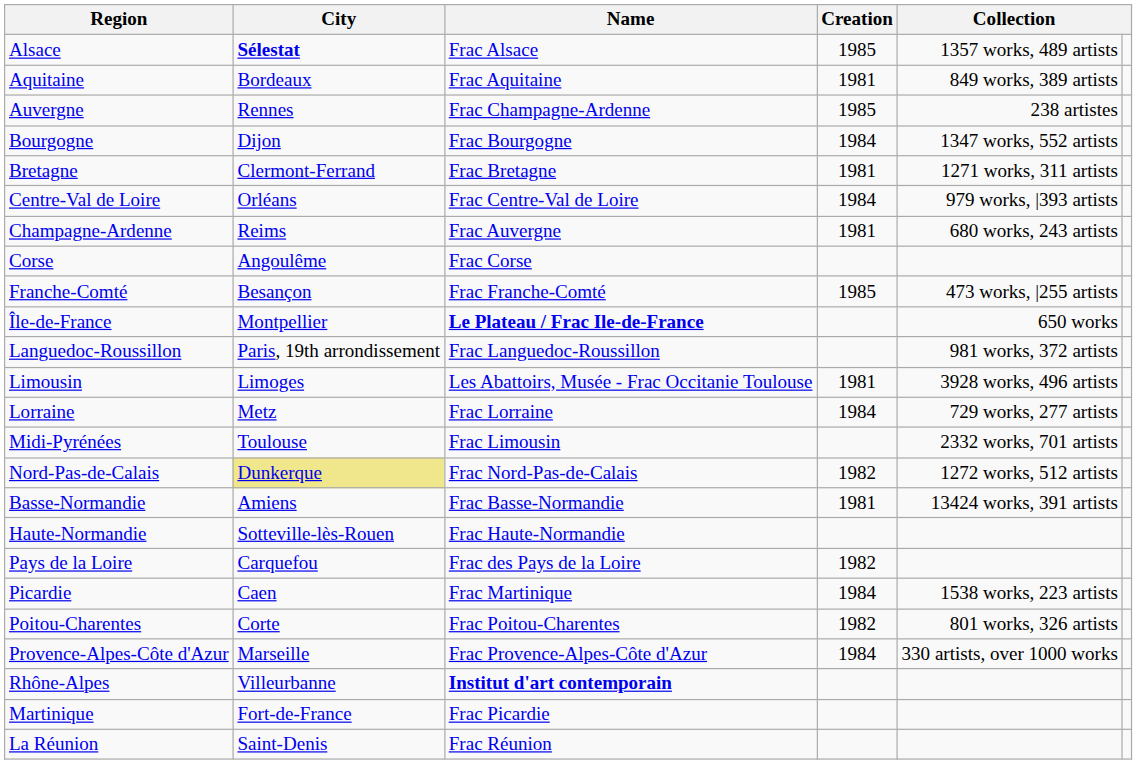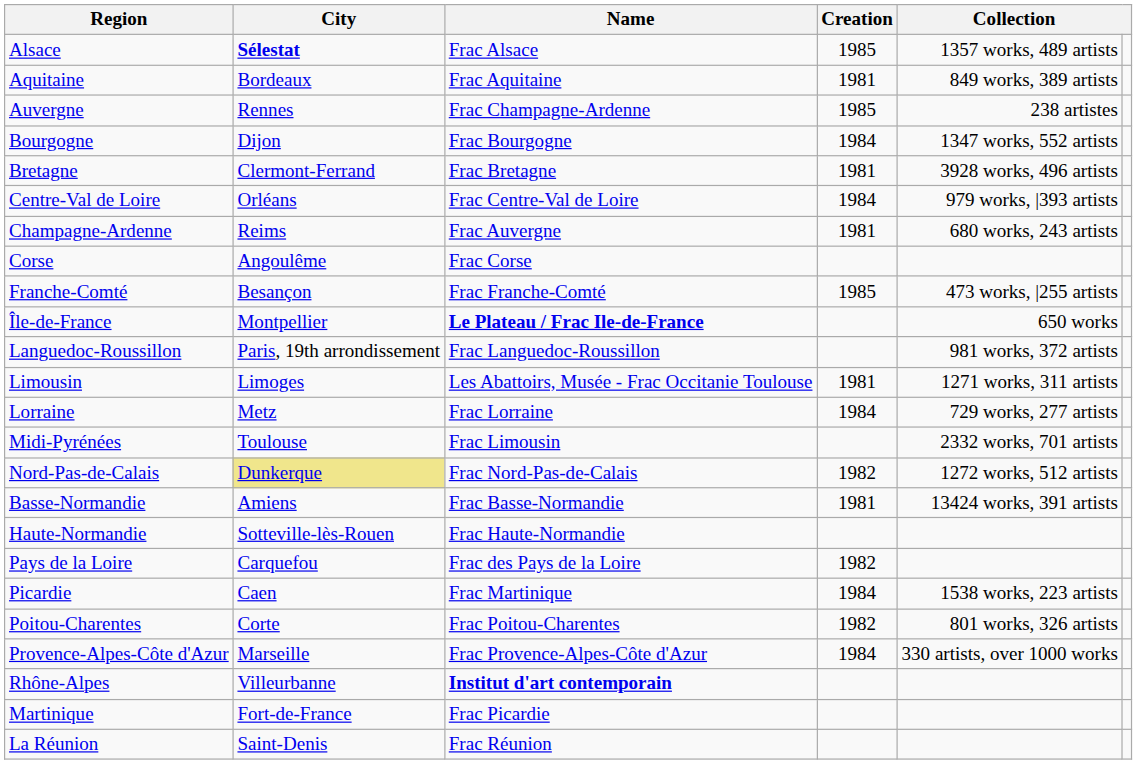(1029, 170) 1271 works, 311 artists -> (1029, 170) 3928 works, 496 artists
(1029, 381) 3928 works, 496 artists -> (1029, 381) 1271 works, 311 artists
